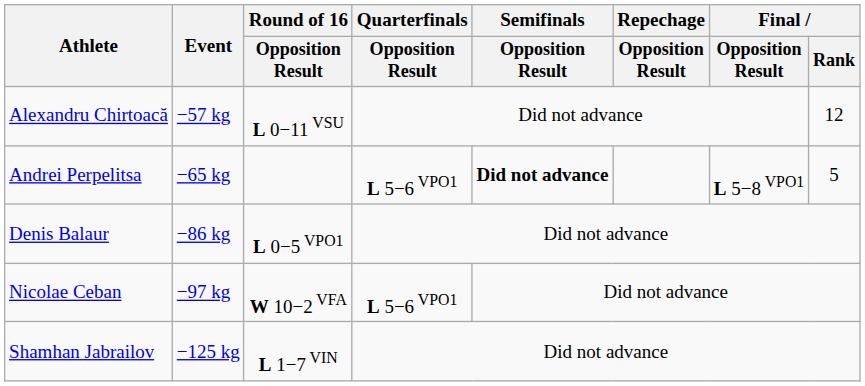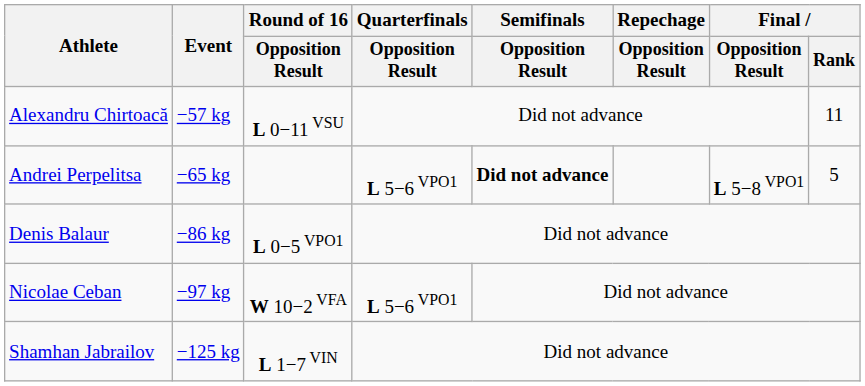(834, 116) 12 -> (834, 116) 11
